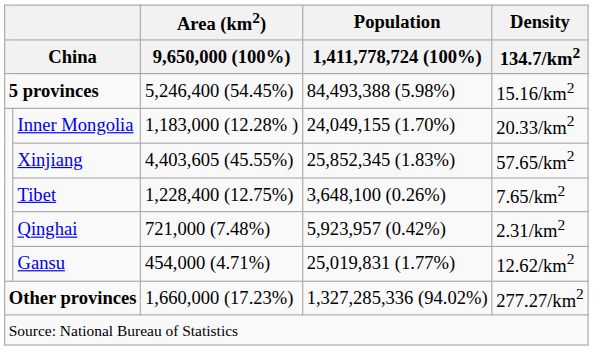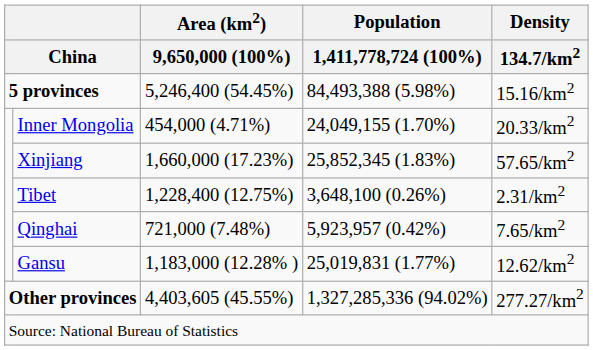(222, 125) 1,183,000 (12.28% ) -> (208, 125) 454,000 (4.71%)
(219, 160) 4,403,605 (45.55%) -> (219, 160) 1,660,000 (17.23%)
(531, 194) 7.65/km2 -> (531, 194) 2.31/km2
(531, 229) 2.31/km2 -> (531, 229) 7.65/km2
(208, 263) 454,000 (4.71%) -> (222, 263) 1,183,000 (12.28% )
(219, 297) 1,660,000 (17.23%) -> (219, 297) 4,403,605 (45.55%)
